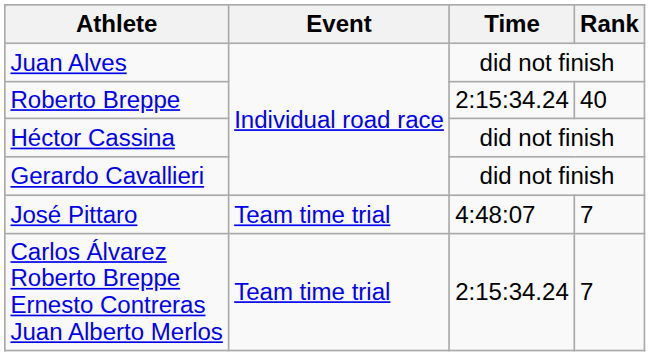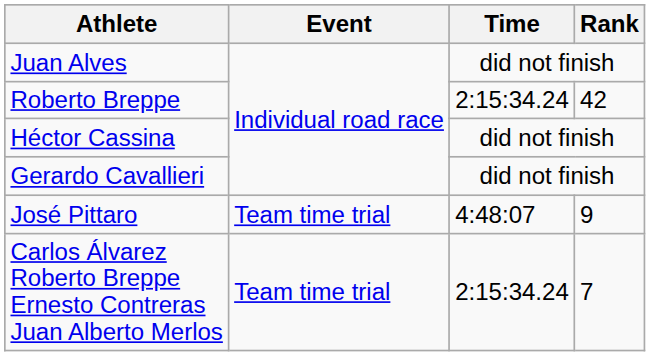(593, 100) 40 -> (593, 100) 42
(587, 214) 7 -> (587, 214) 9
